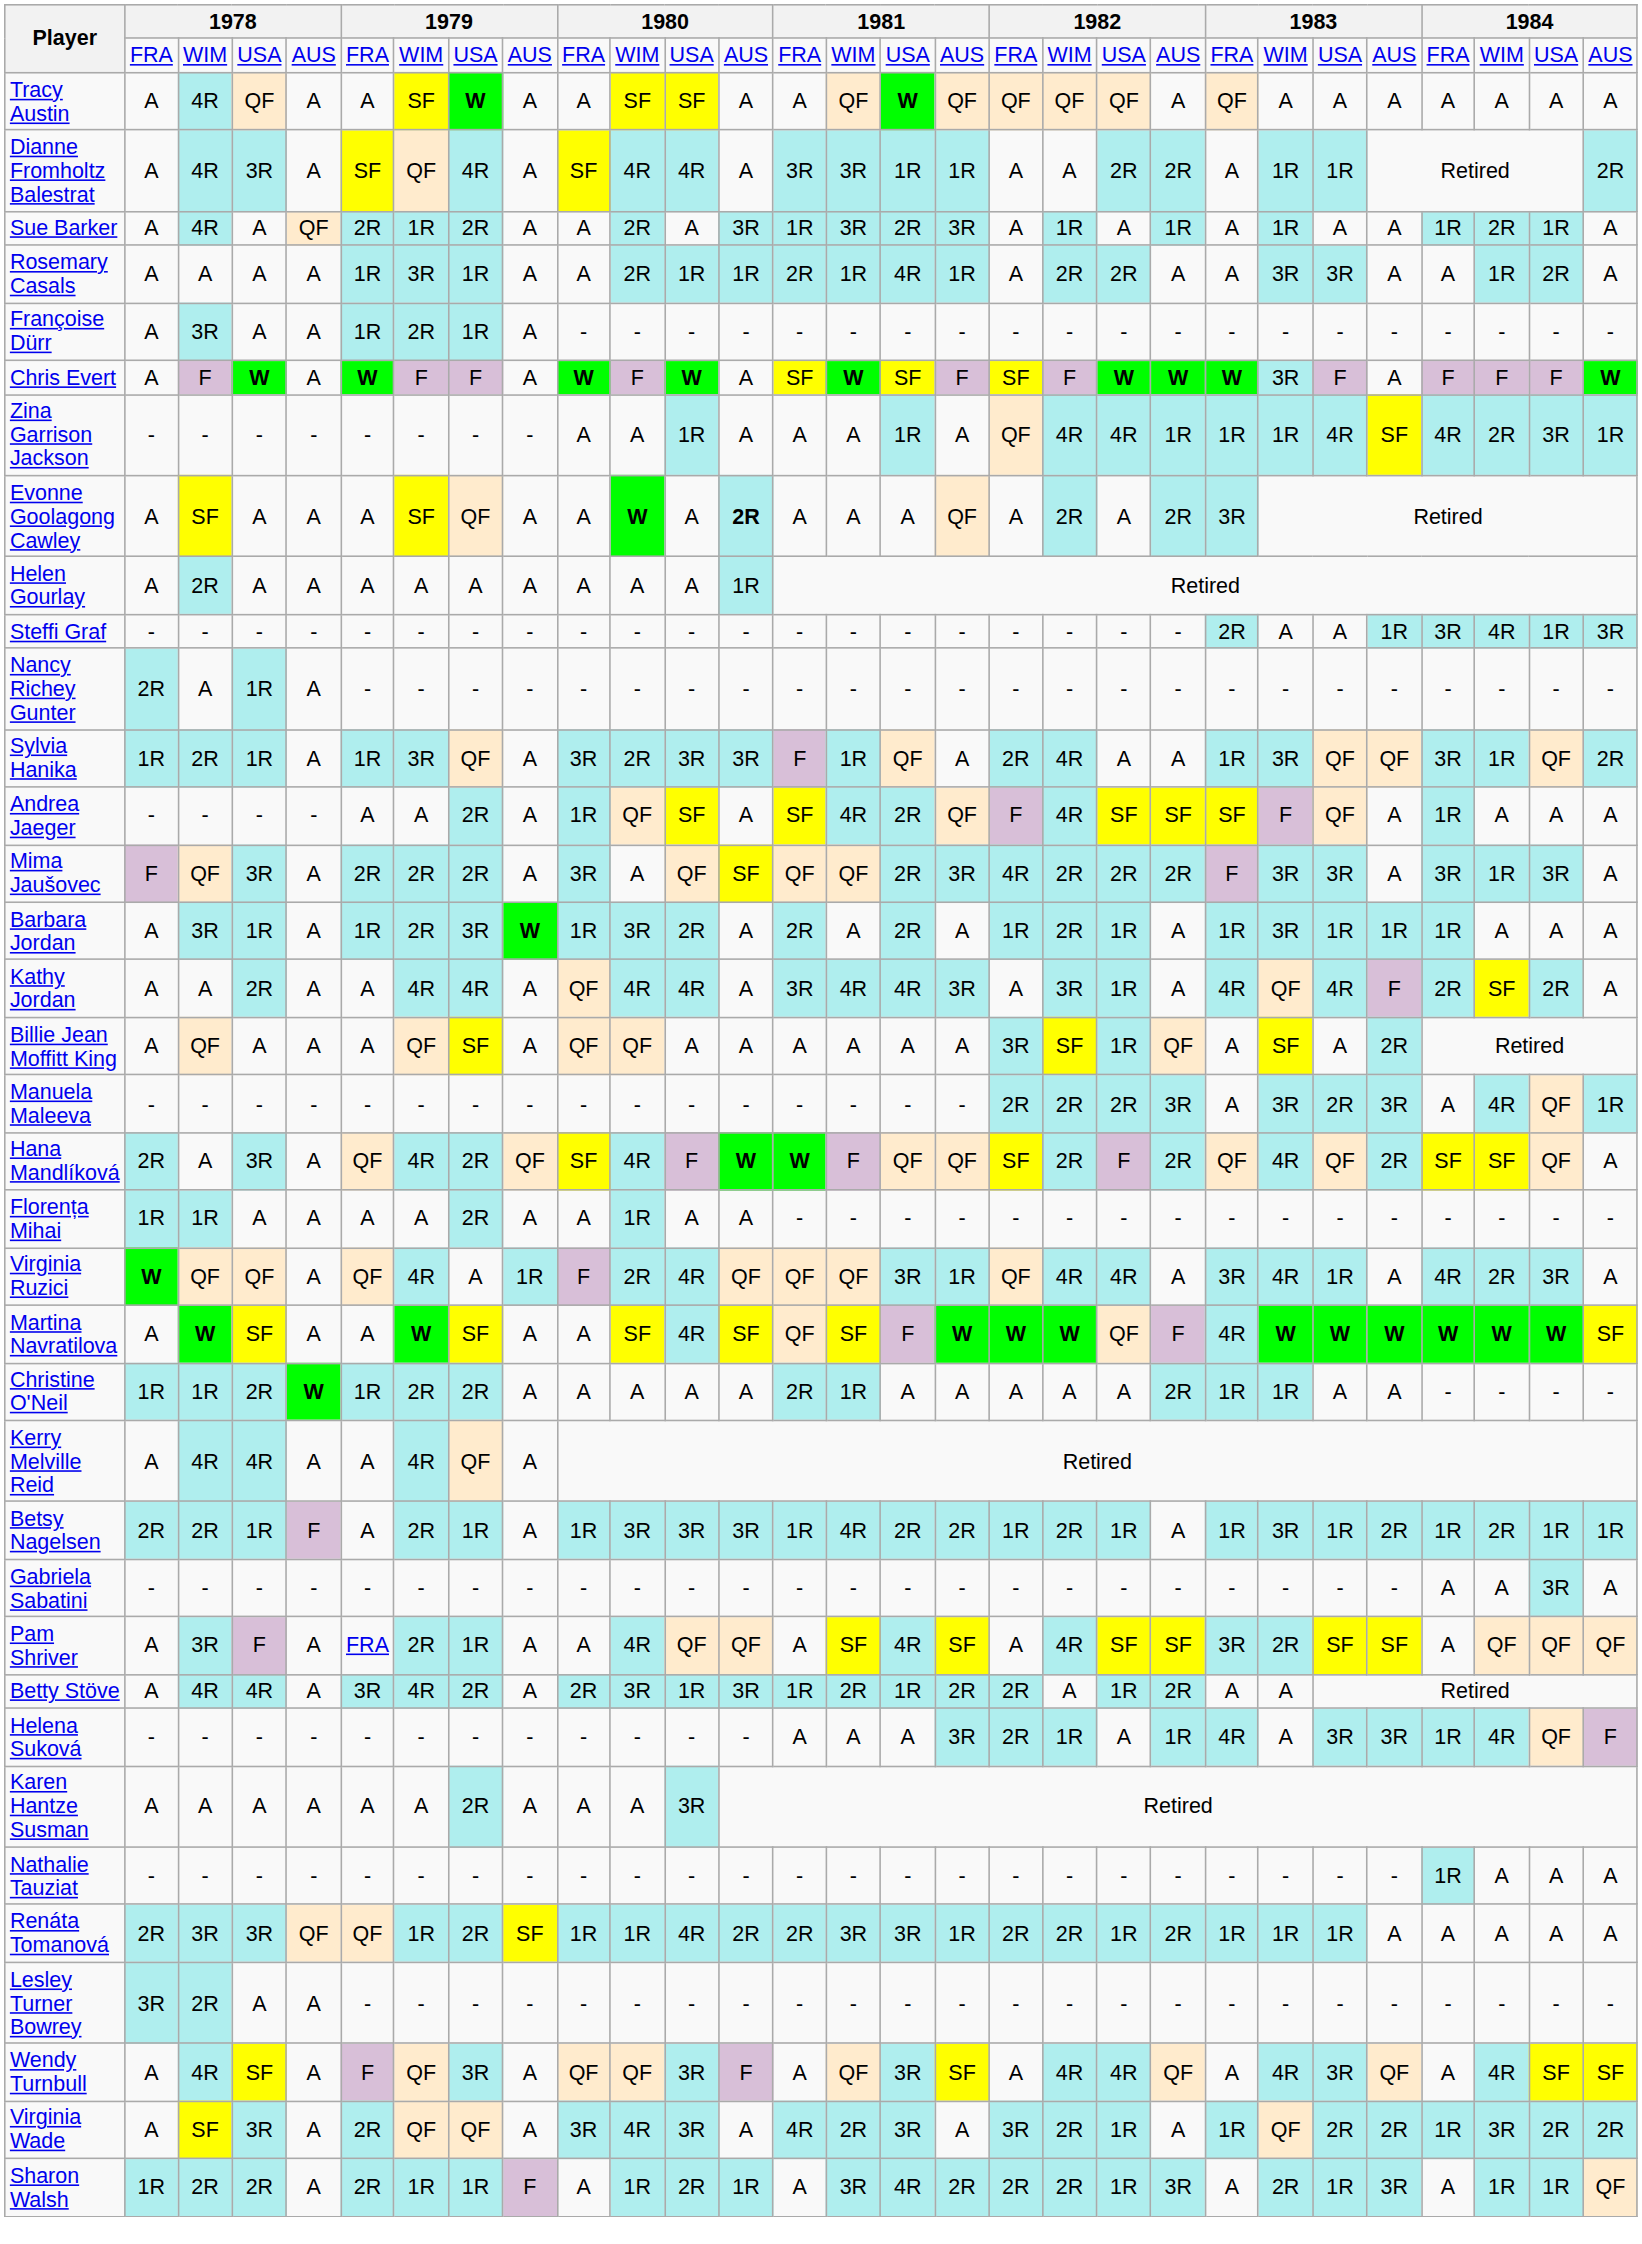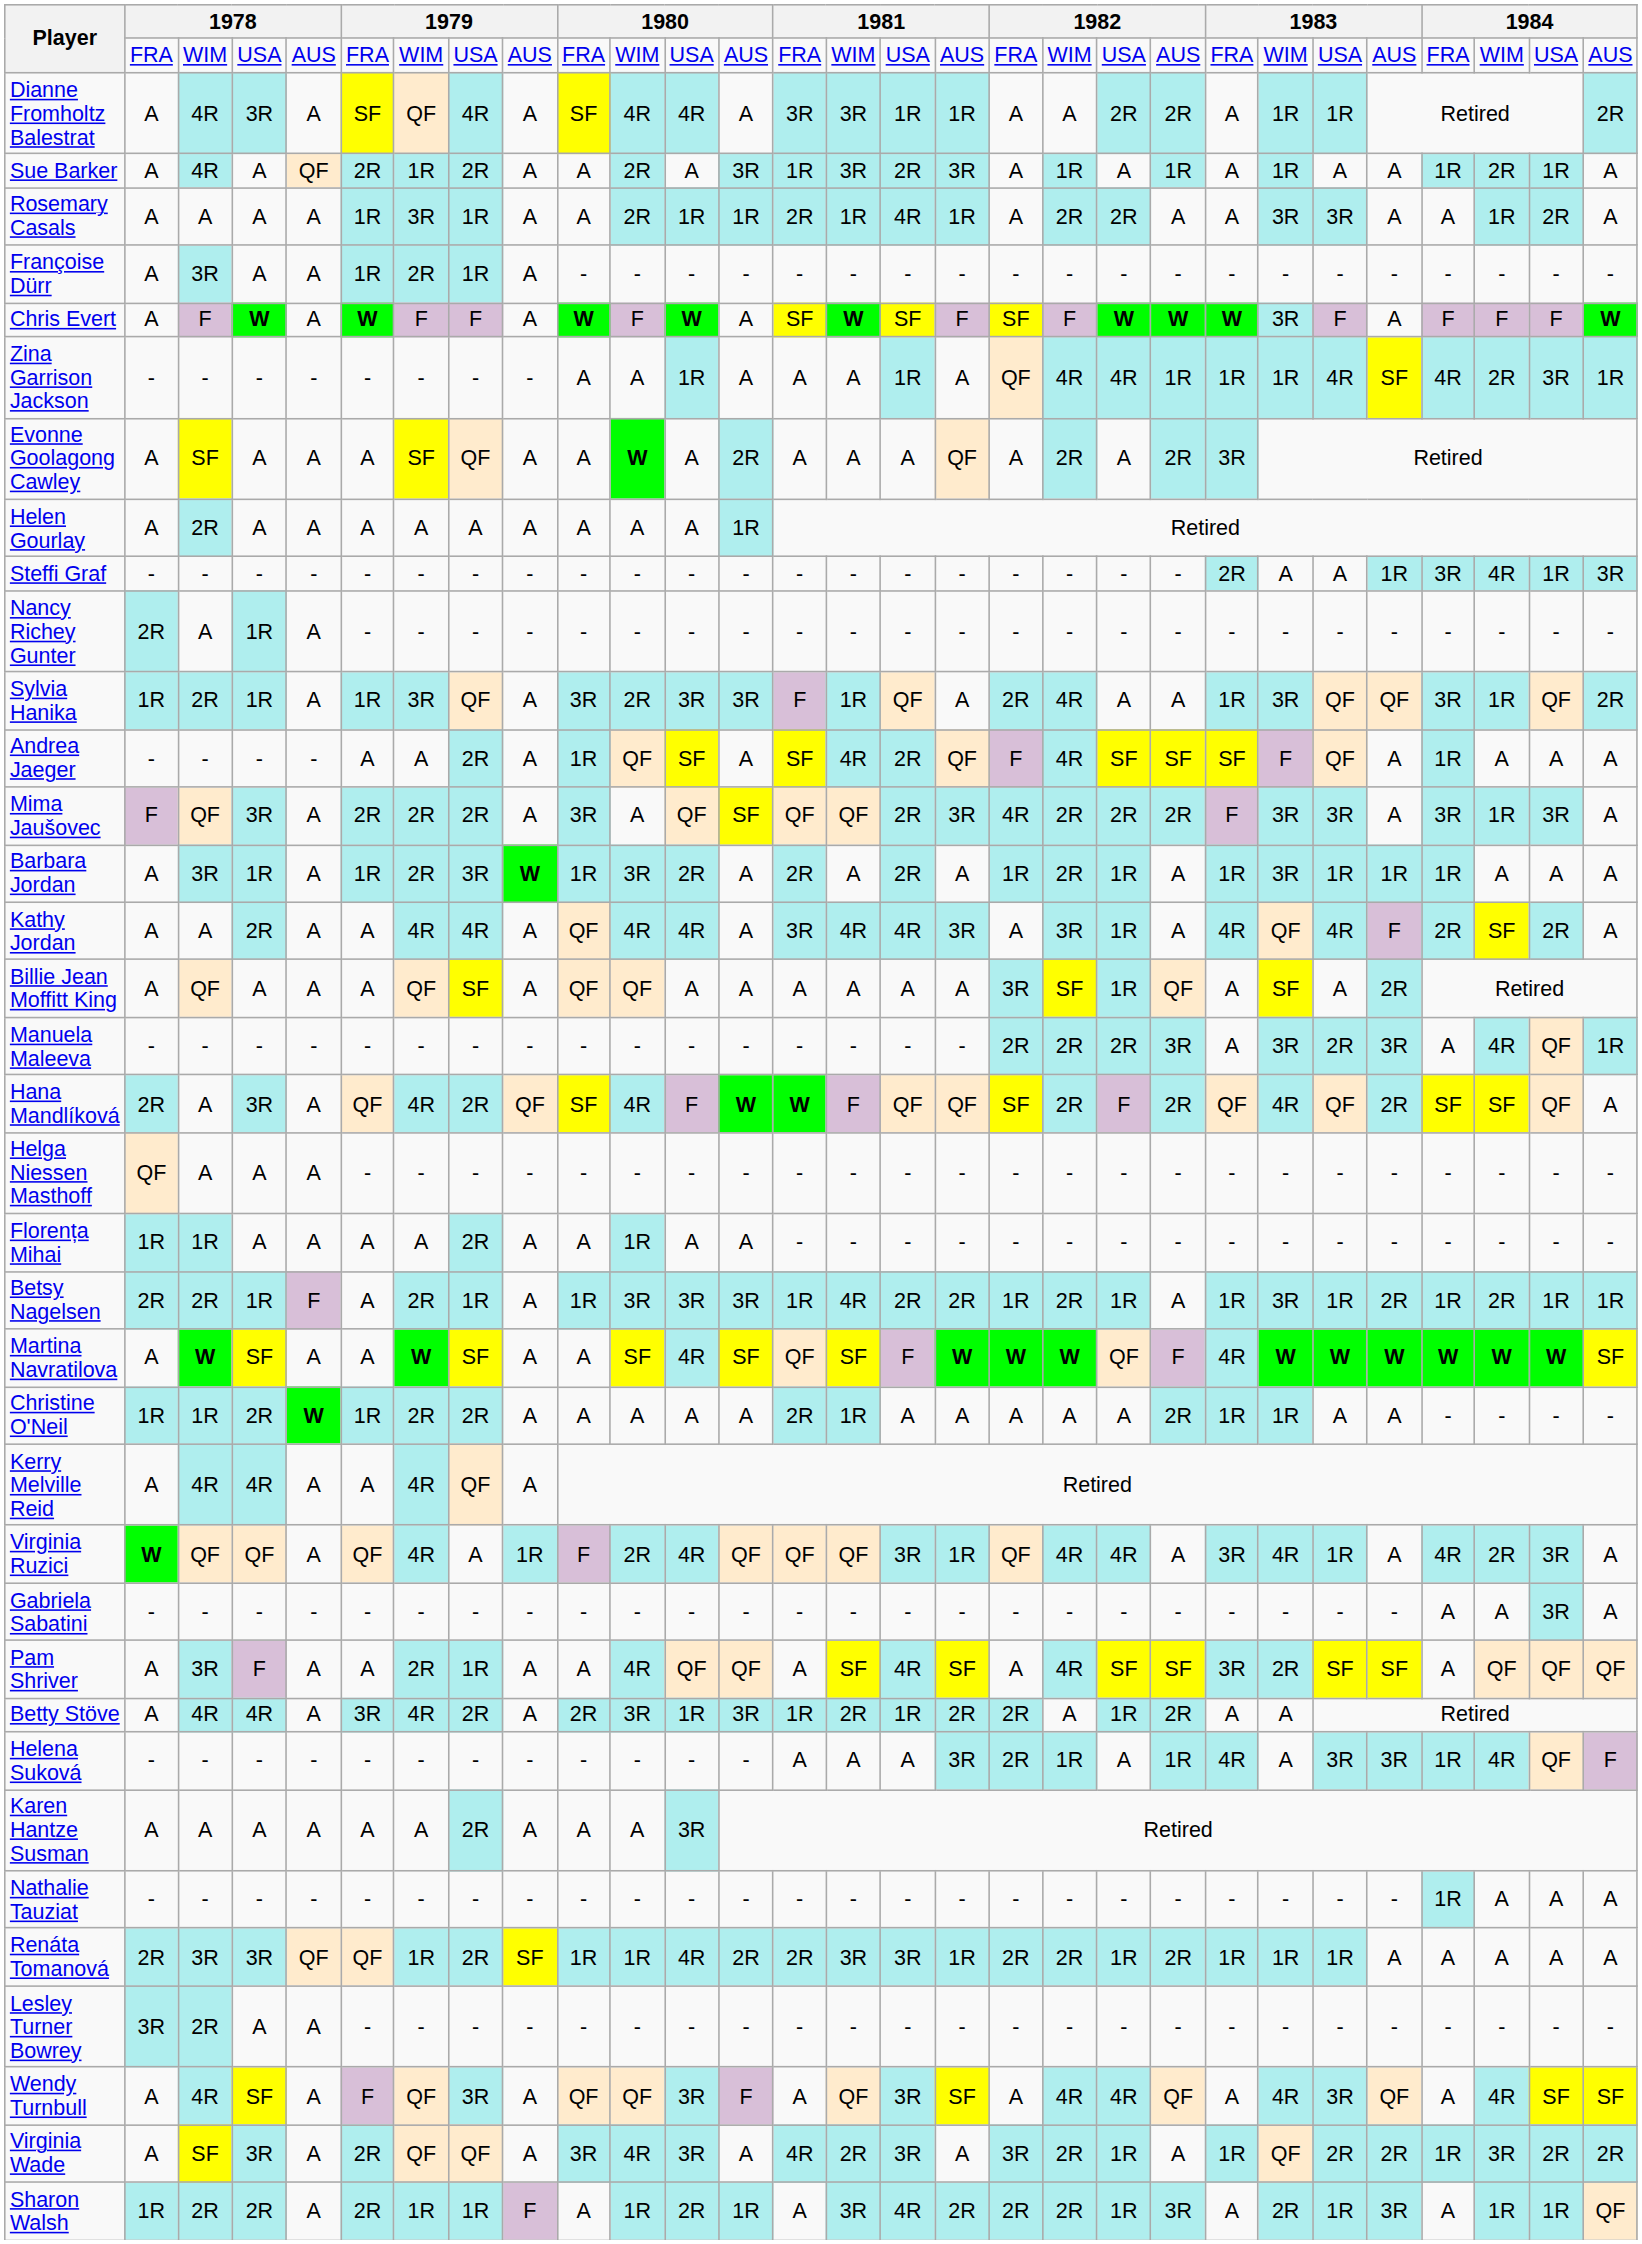- row: (40, 101)
(746, 516) bold -> (746, 458) normal
+ row: (51, 1173)
rows swapped: (55, 1530) <-> (45, 1276)
(367, 1645) FRA -> (367, 1669) A
